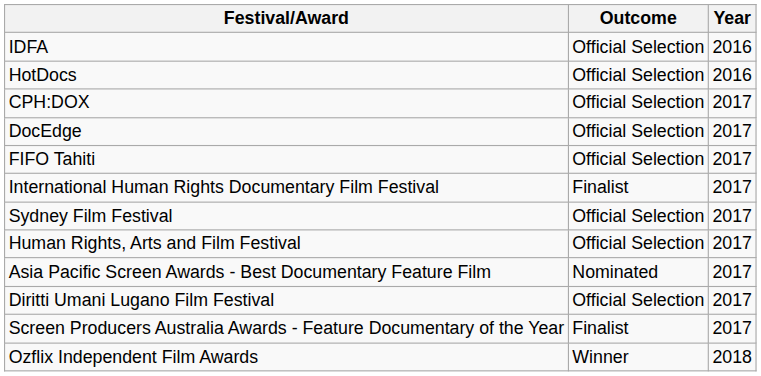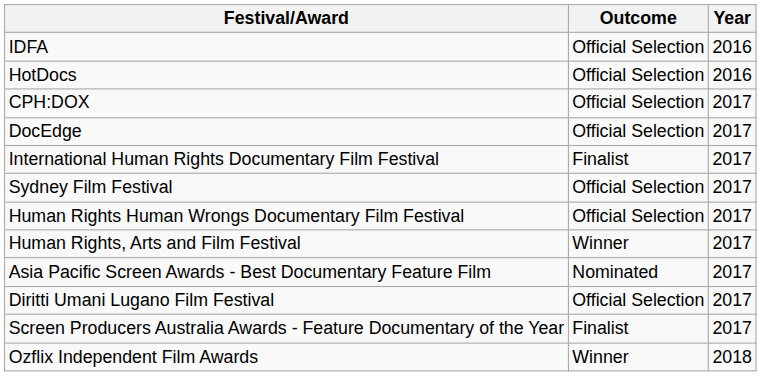- row: (52, 159)
+ row: (236, 215)
(638, 243) Official Selection -> (600, 243) Winner
